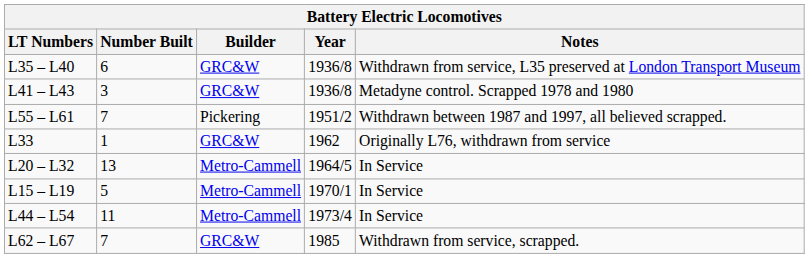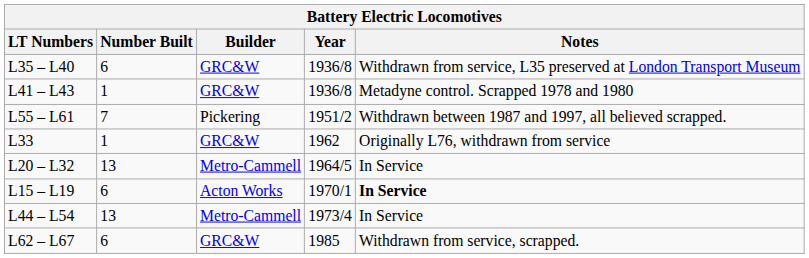(104, 91) 3 -> (104, 91) 1
(104, 191) 5 -> (104, 191) 6
(251, 191) Metro-Cammell -> (241, 191) Acton Works
(391, 191) normal -> (393, 191) bold
(108, 215) 11 -> (108, 215) 13
(104, 240) 7 -> (104, 240) 6
